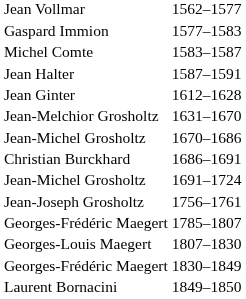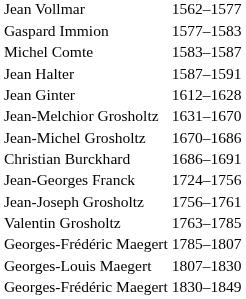- row: (207, 180)
+ row: (207, 180)
+ row: (207, 223)
- row: (207, 287)
